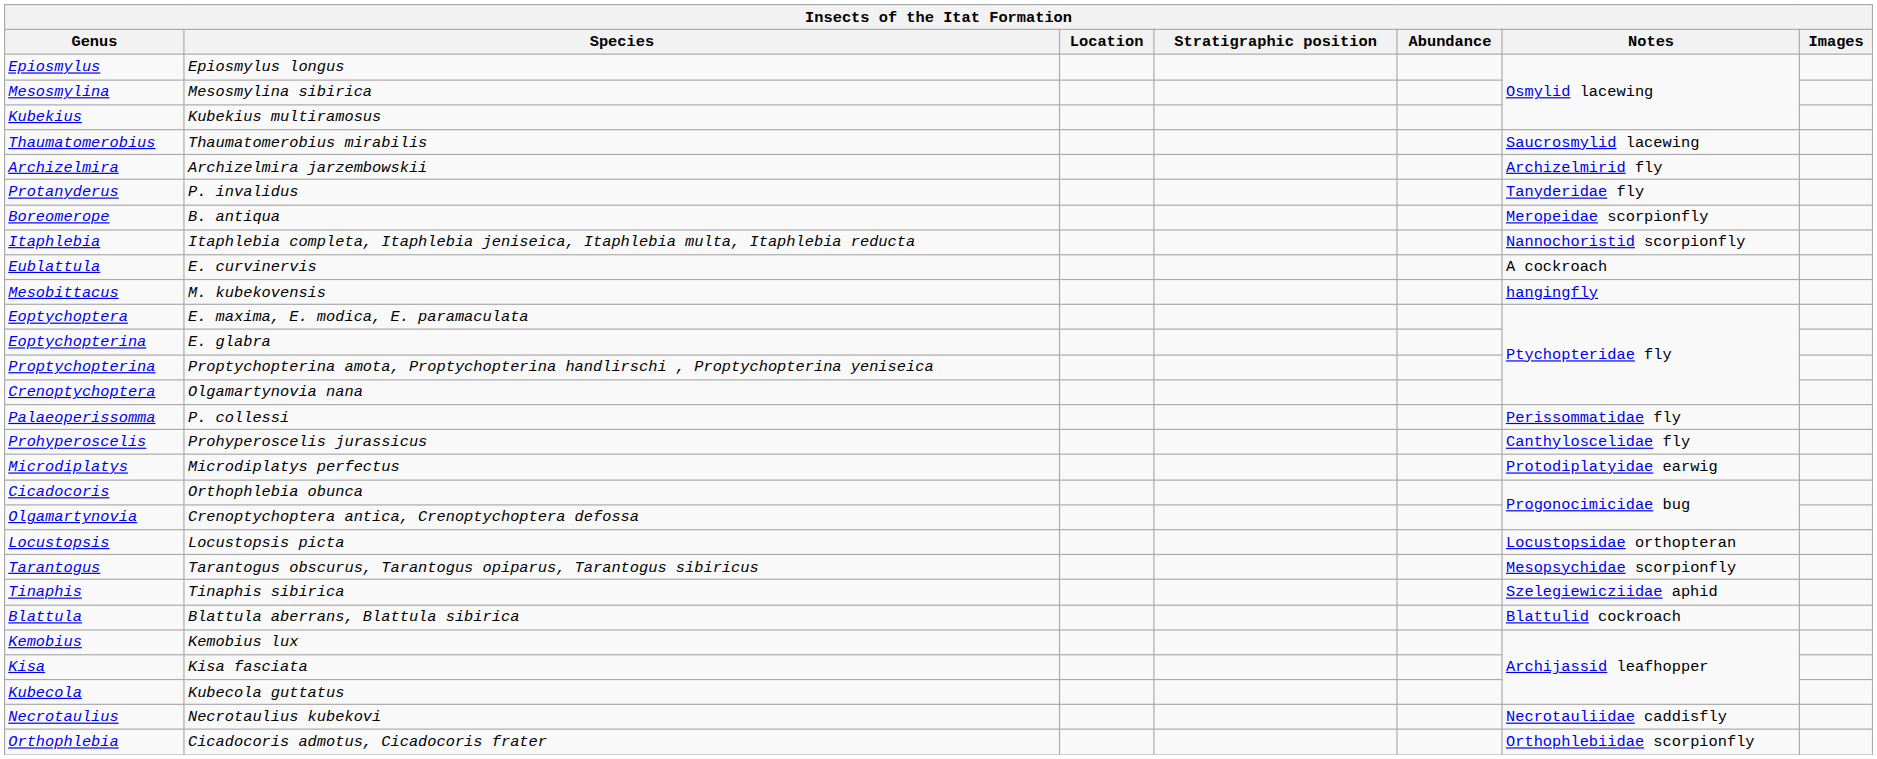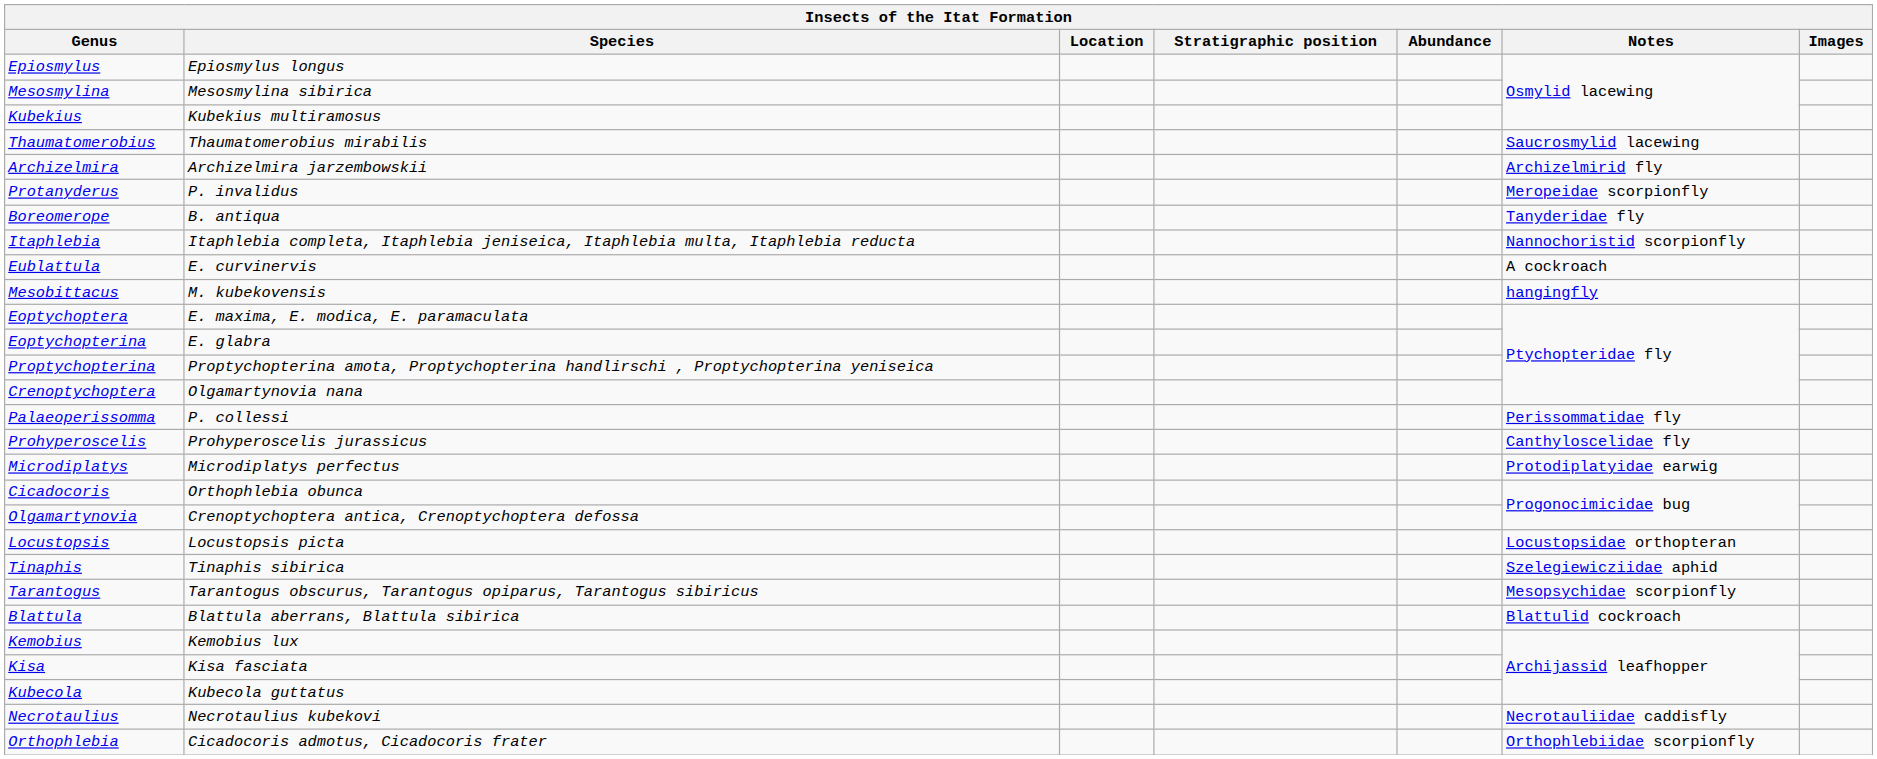(1575, 192) Tanyderidae fly -> (1607, 192) Meropeidae scorpionfly
(1607, 217) Meropeidae scorpionfly -> (1575, 217) Tanyderidae fly
rows swapped: (45, 592) <-> (54, 567)
